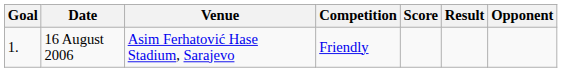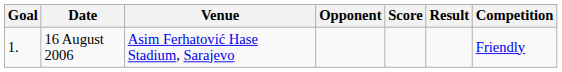columns swapped: (522, 16) <-> (358, 16)
